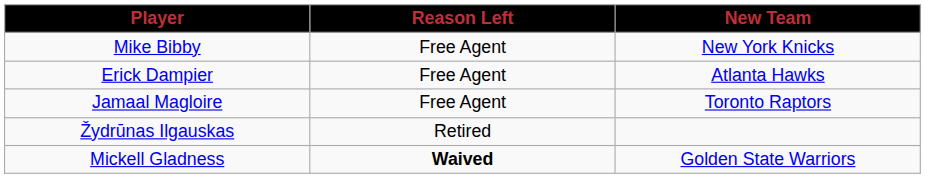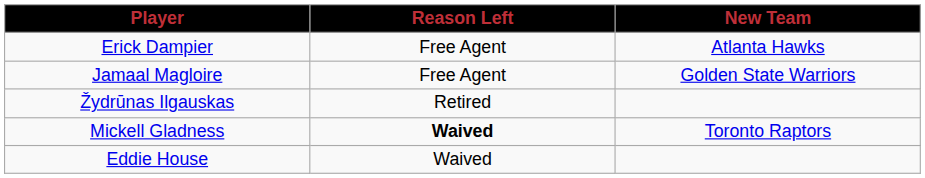- row: (157, 46)
(768, 103) Toronto Raptors -> (768, 74) Golden State Warriors
(768, 159) Golden State Warriors -> (768, 131) Toronto Raptors
+ row: (157, 159)
